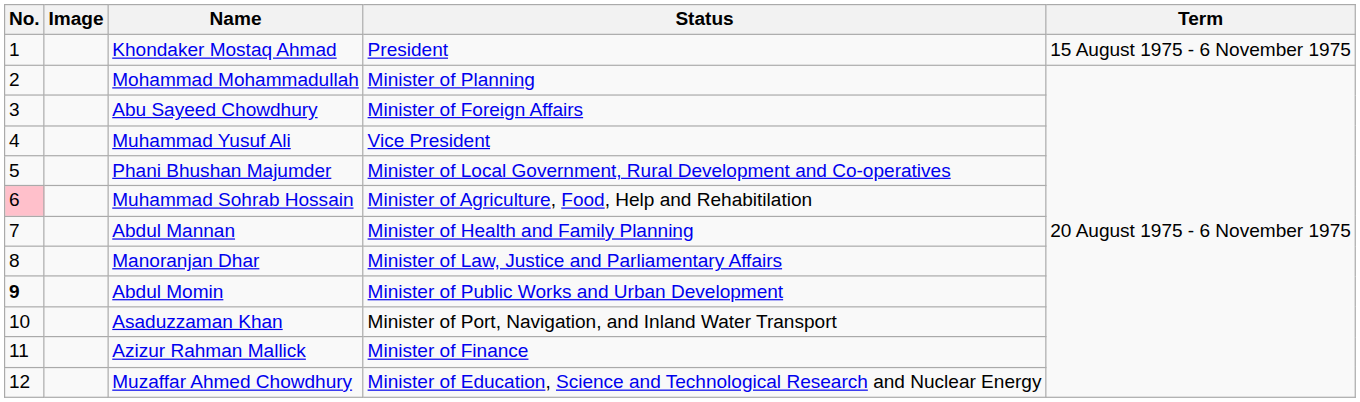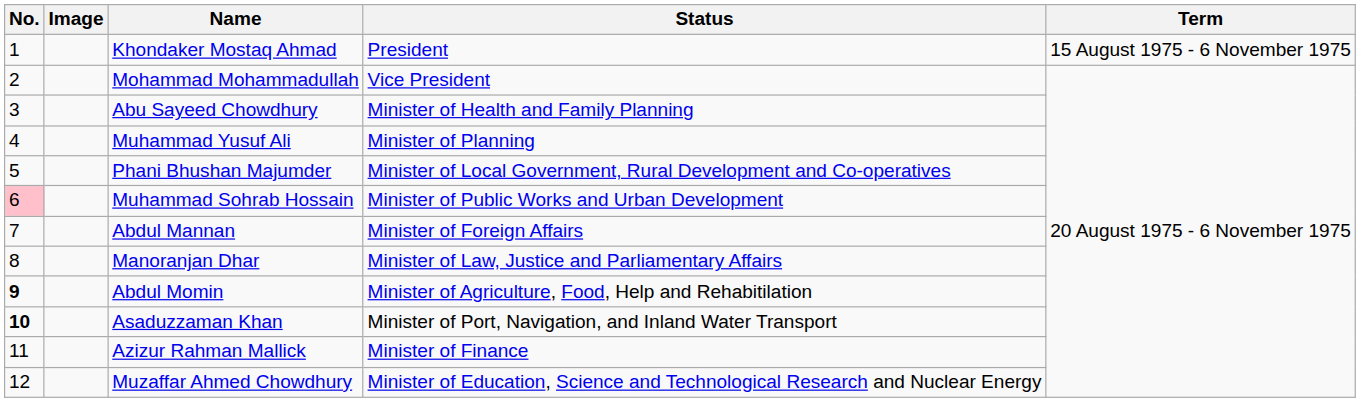(451, 79) Minister of Planning -> (429, 79) Vice President
(475, 110) Minister of Foreign Affairs -> (531, 110) Minister of Health and Family Planning
(429, 140) Vice President -> (451, 140) Minister of Planning
(590, 200) Minister of Agriculture, Food, Help and Rehabitilation -> (575, 200) Minister of Public Works and Urban Development
(531, 230) Minister of Health and Family Planning -> (475, 230) Minister of Foreign Affairs
(575, 291) Minister of Public Works and Urban Development -> (590, 291) Minister of Agriculture, Food, Help and Rehabitilation
(20, 321) normal -> (20, 321) bold
